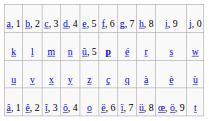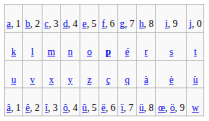(89, 52) û, 5 -> (89, 52) o
(195, 52) w -> (195, 52) t
(89, 108) o -> (89, 108) û, 5
(195, 108) t -> (195, 108) w
